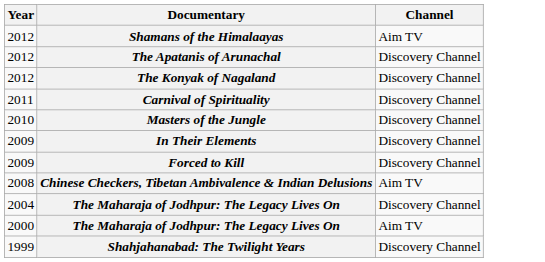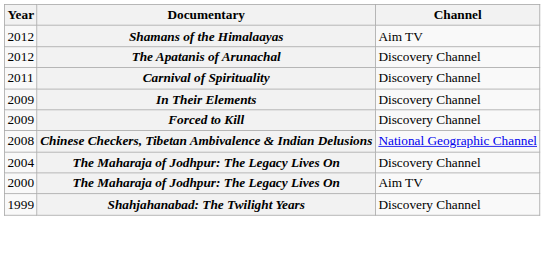- row: (21, 78)
- row: (21, 120)
(401, 183) Aim TV -> (458, 141) National Geographic Channel
